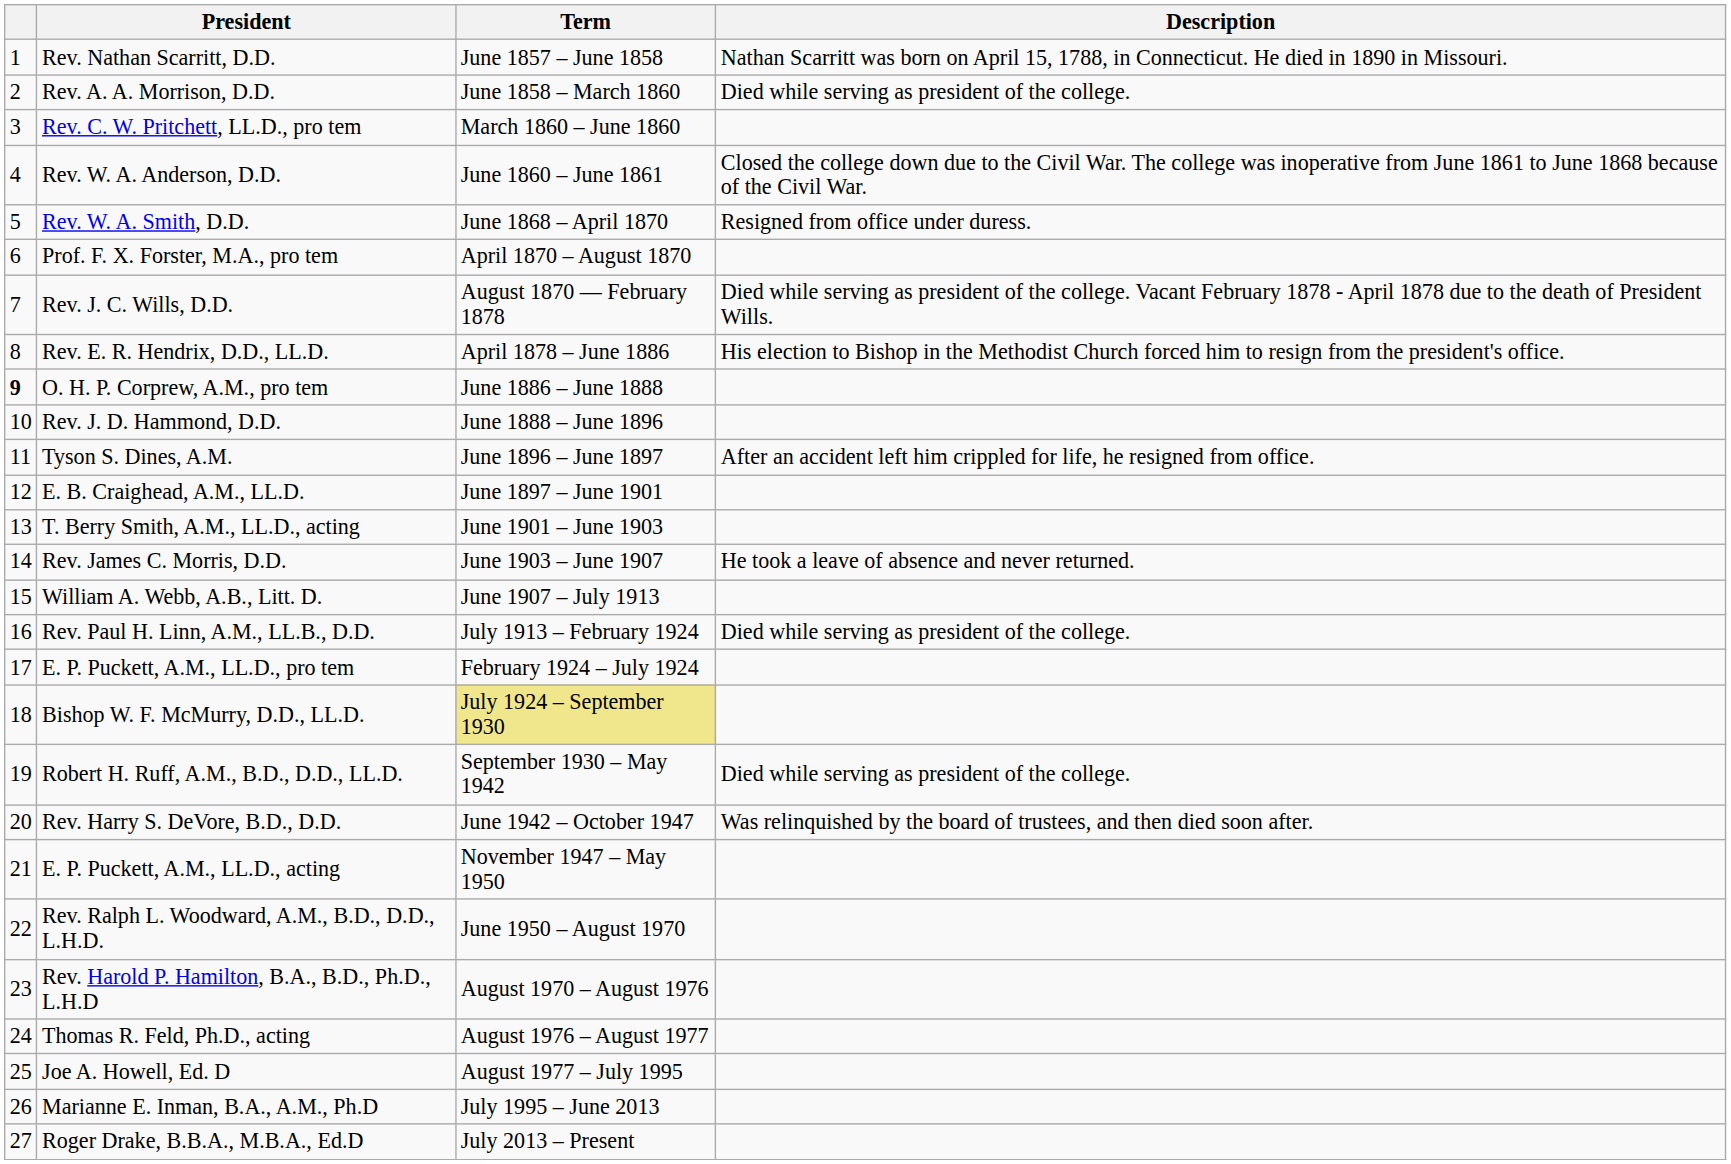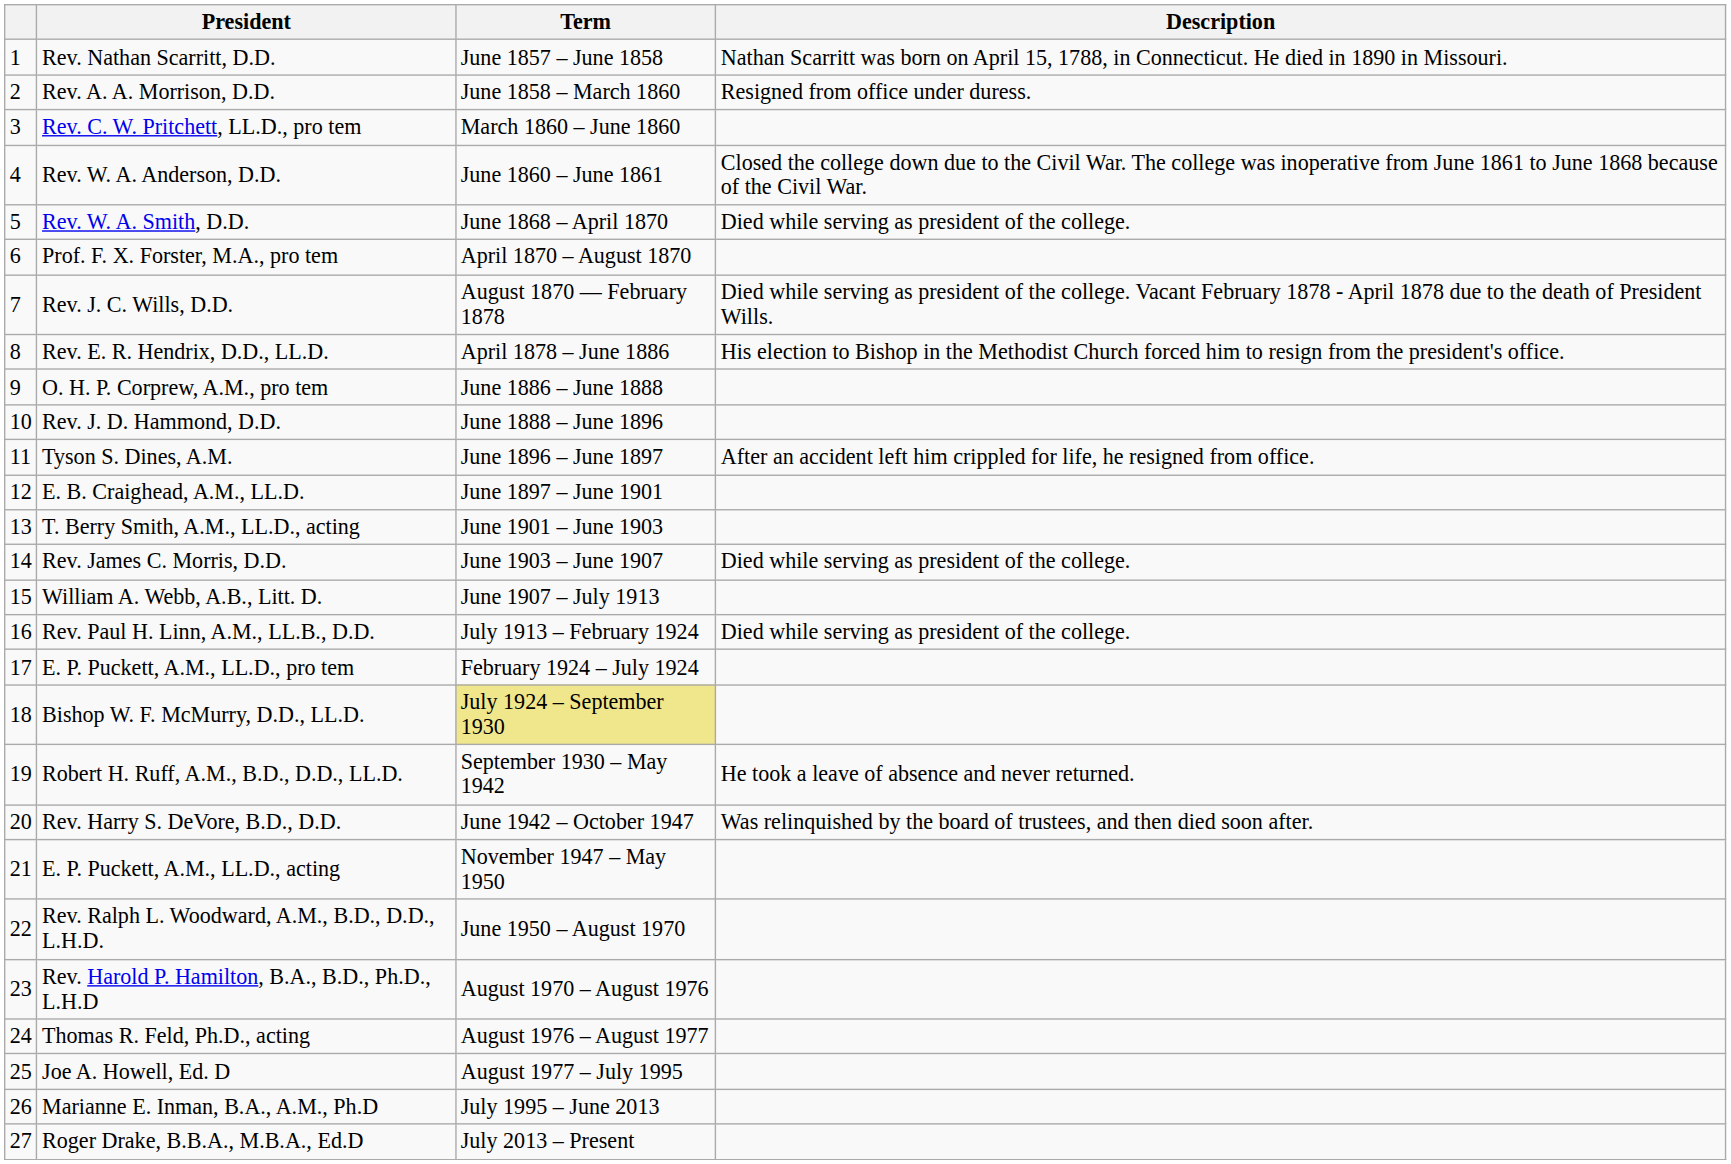(926, 92) Died while serving as president of the college. -> (876, 92) Resigned from office under duress.
(876, 221) Resigned from office under duress. -> (926, 221) Died while serving as president of the college.
(15, 386) bold -> (15, 386) normal
(928, 561) He took a leave of absence and never returned. -> (926, 561) Died while serving as president of the college.
(926, 774) Died while serving as president of the college. -> (928, 774) He took a leave of absence and never returned.
